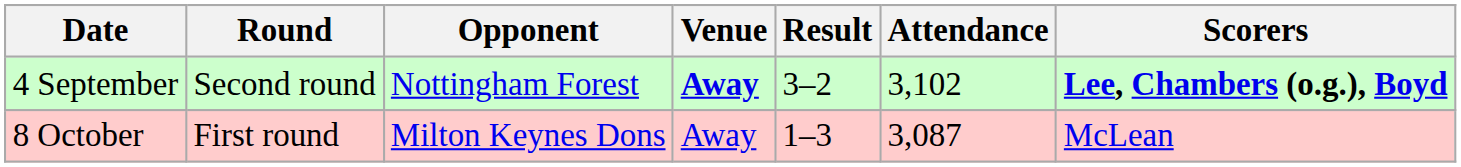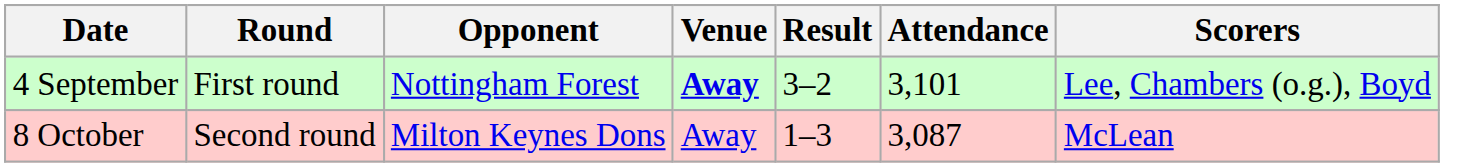(285, 82) Second round -> (266, 82) First round
(925, 82) 3,102 -> (925, 82) 3,101
(1256, 82) bold -> (1247, 82) normal
(266, 135) First round -> (285, 135) Second round
